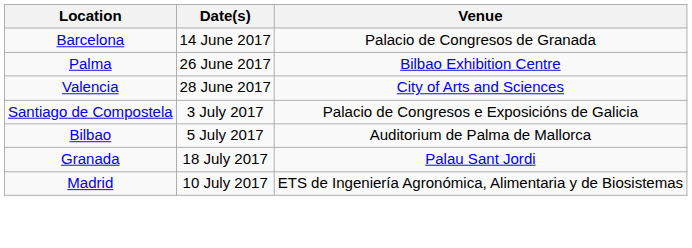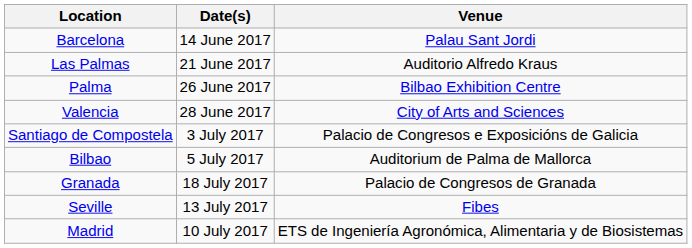(480, 40) Palacio de Congresos de Granada -> (480, 40) Palau Sant Jordi
+ row: (90, 64)
(480, 159) Palau Sant Jordi -> (480, 183) Palacio de Congresos de Granada
+ row: (90, 207)
